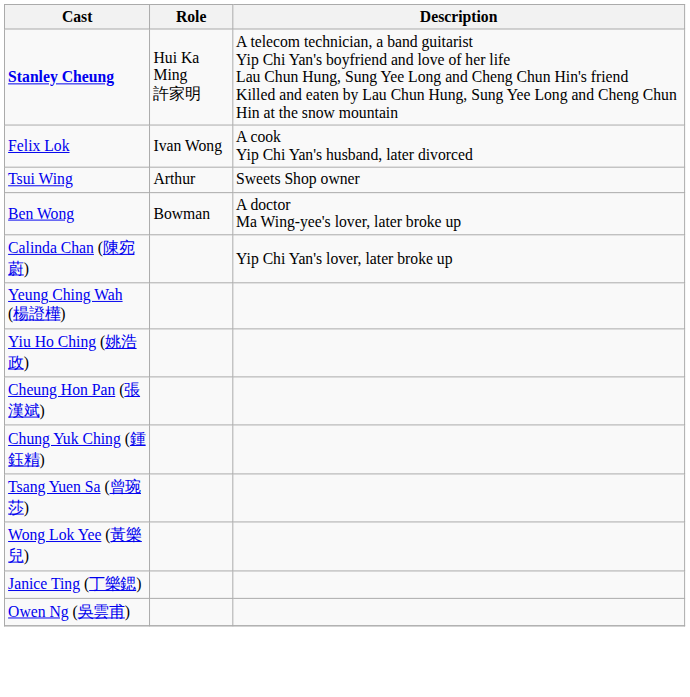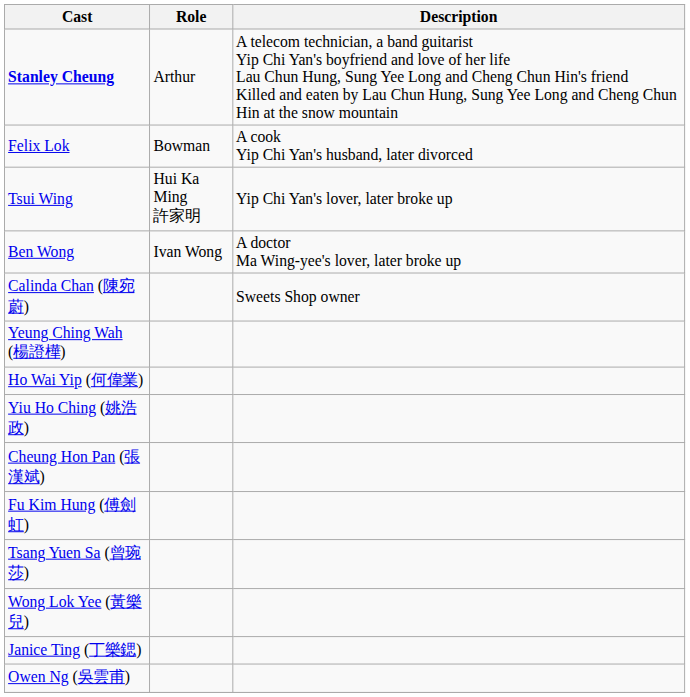(177, 76) Hui Ka Ming 許家明 -> (174, 77) Arthur
(188, 146) Ivan Wong -> (182, 146) Bowman
(174, 179) Arthur -> (177, 197) Hui Ka Ming 許家明
(298, 179) Sweets Shop owner -> (344, 198) Yip Chi Yan's lover, later broke up
(182, 213) Bowman -> (188, 251) Ivan Wong
(344, 258) Yip Chi Yan's lover, later broke up -> (298, 297) Sweets Shop owner
+ row: (76, 380)
+ row: (72, 515)
- row: (77, 448)
